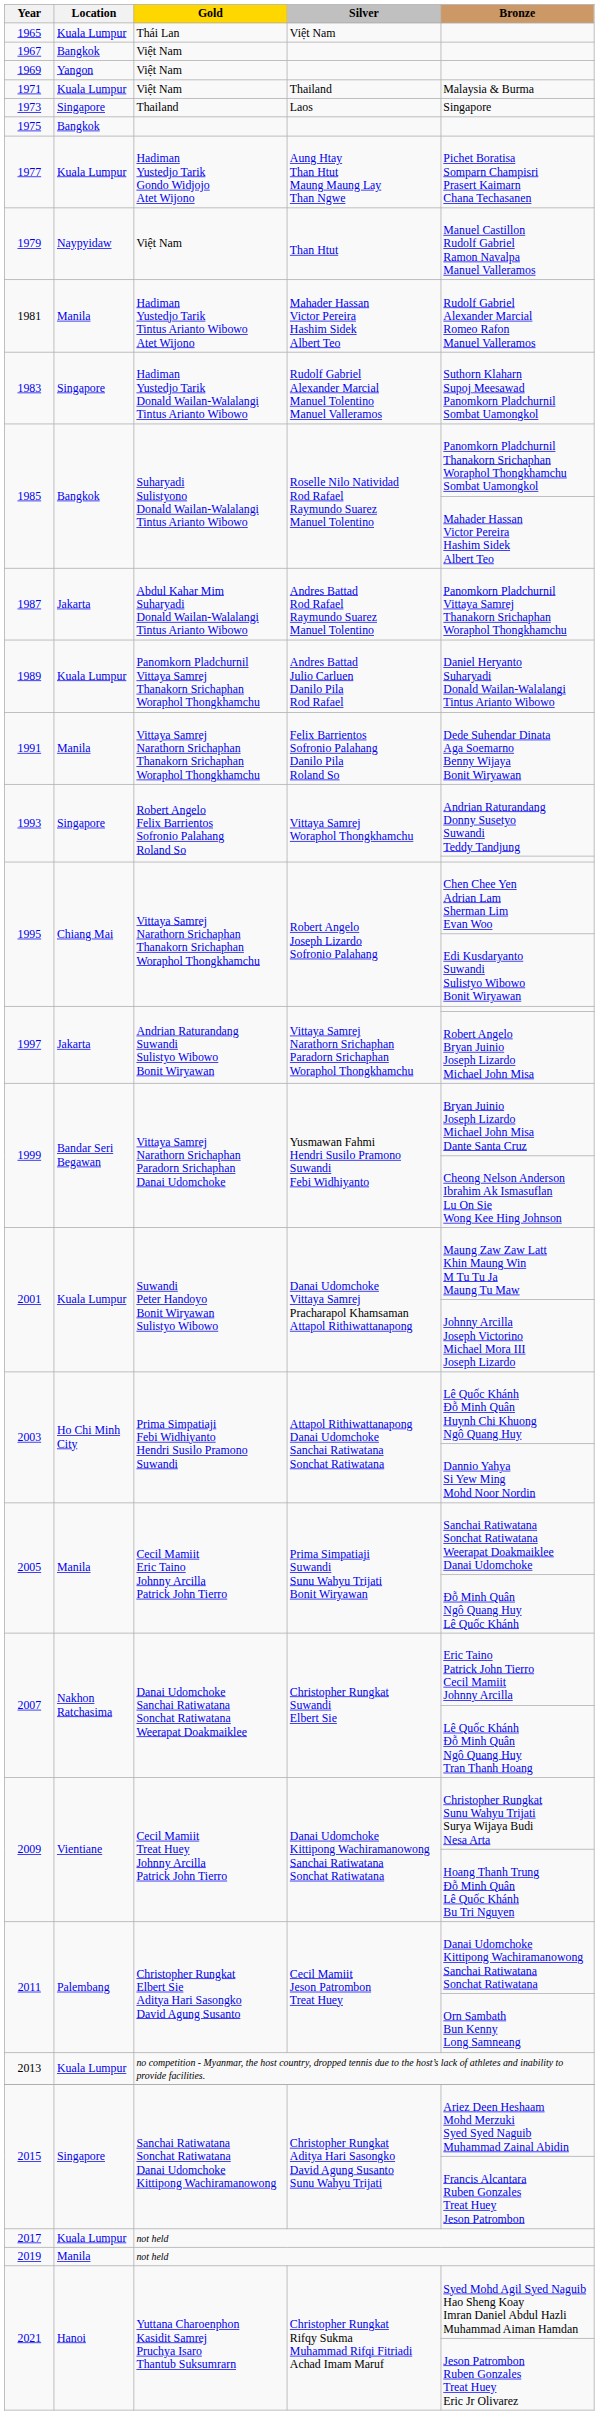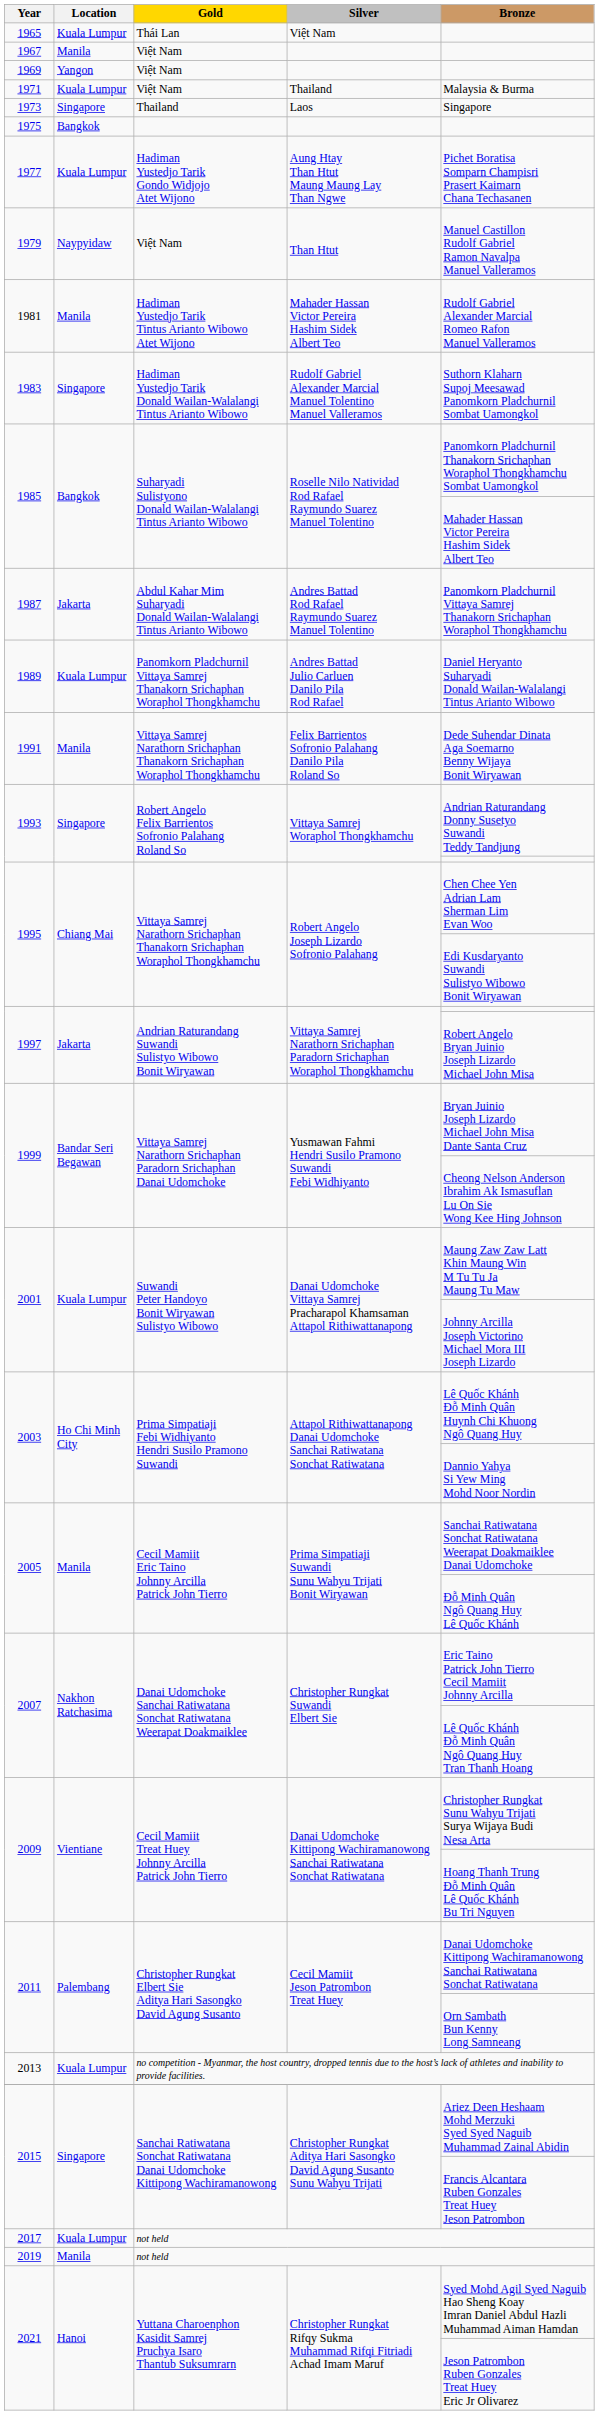(78, 51) Bangkok -> (74, 51) Manila
